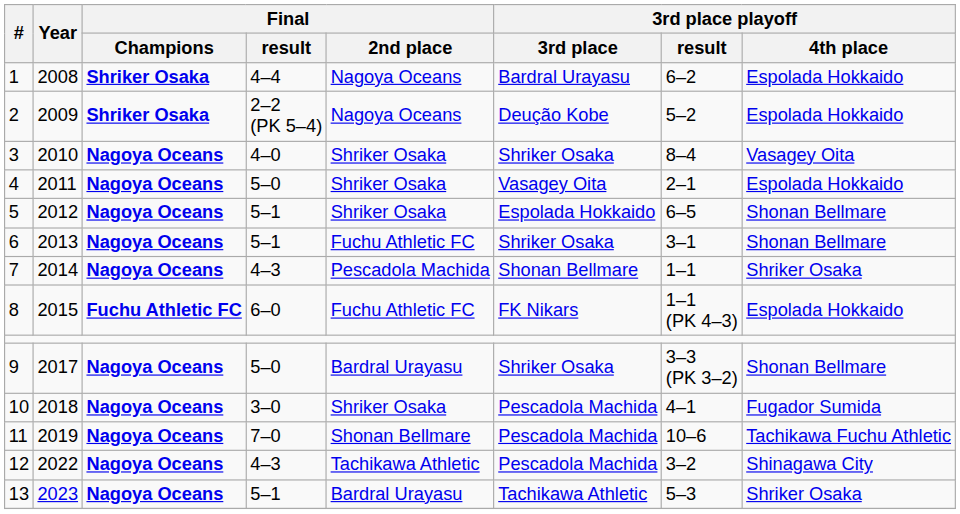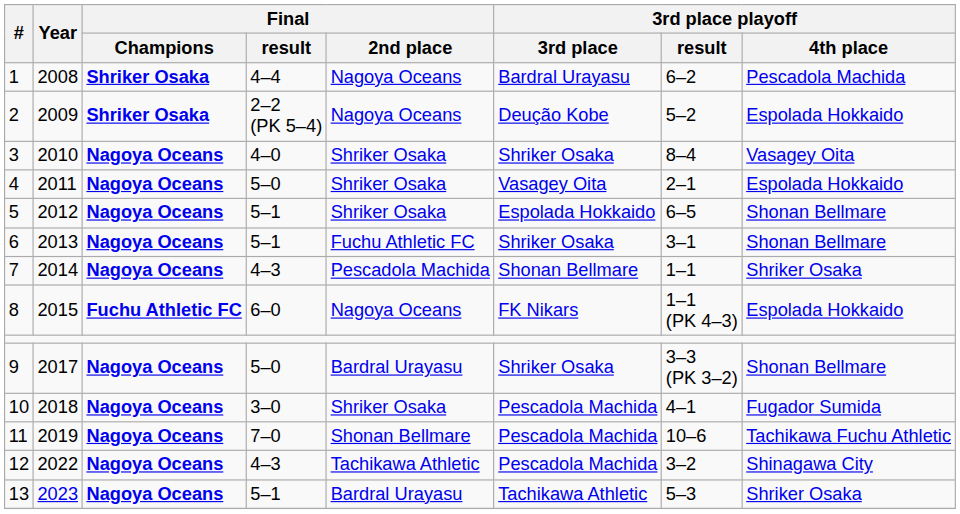(825, 76) Espolada Hokkaido -> (826, 76) Pescadola Machida
(403, 310) Fuchu Athletic FC -> (396, 310) Nagoya Oceans
